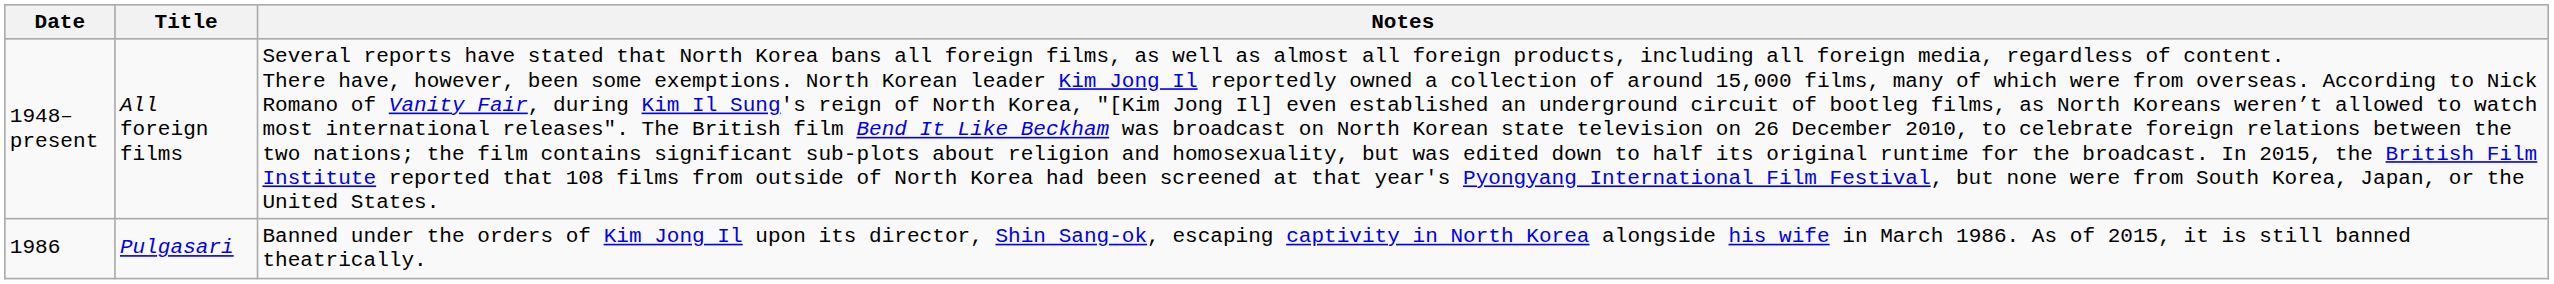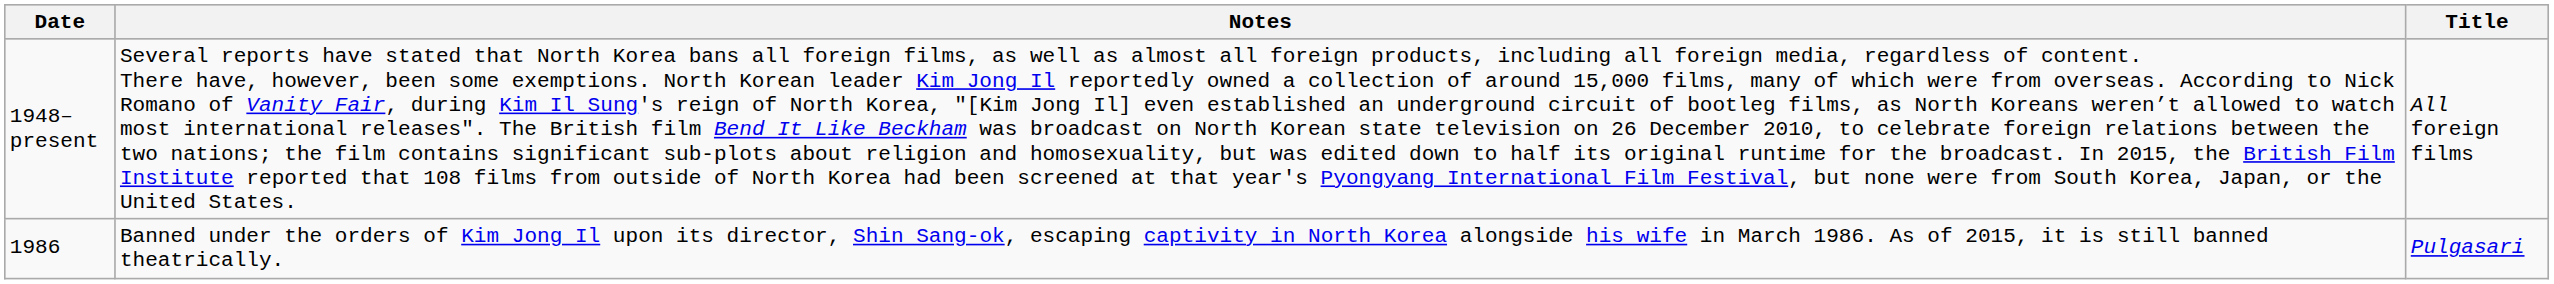columns swapped: (186, 22) <-> (1403, 22)
